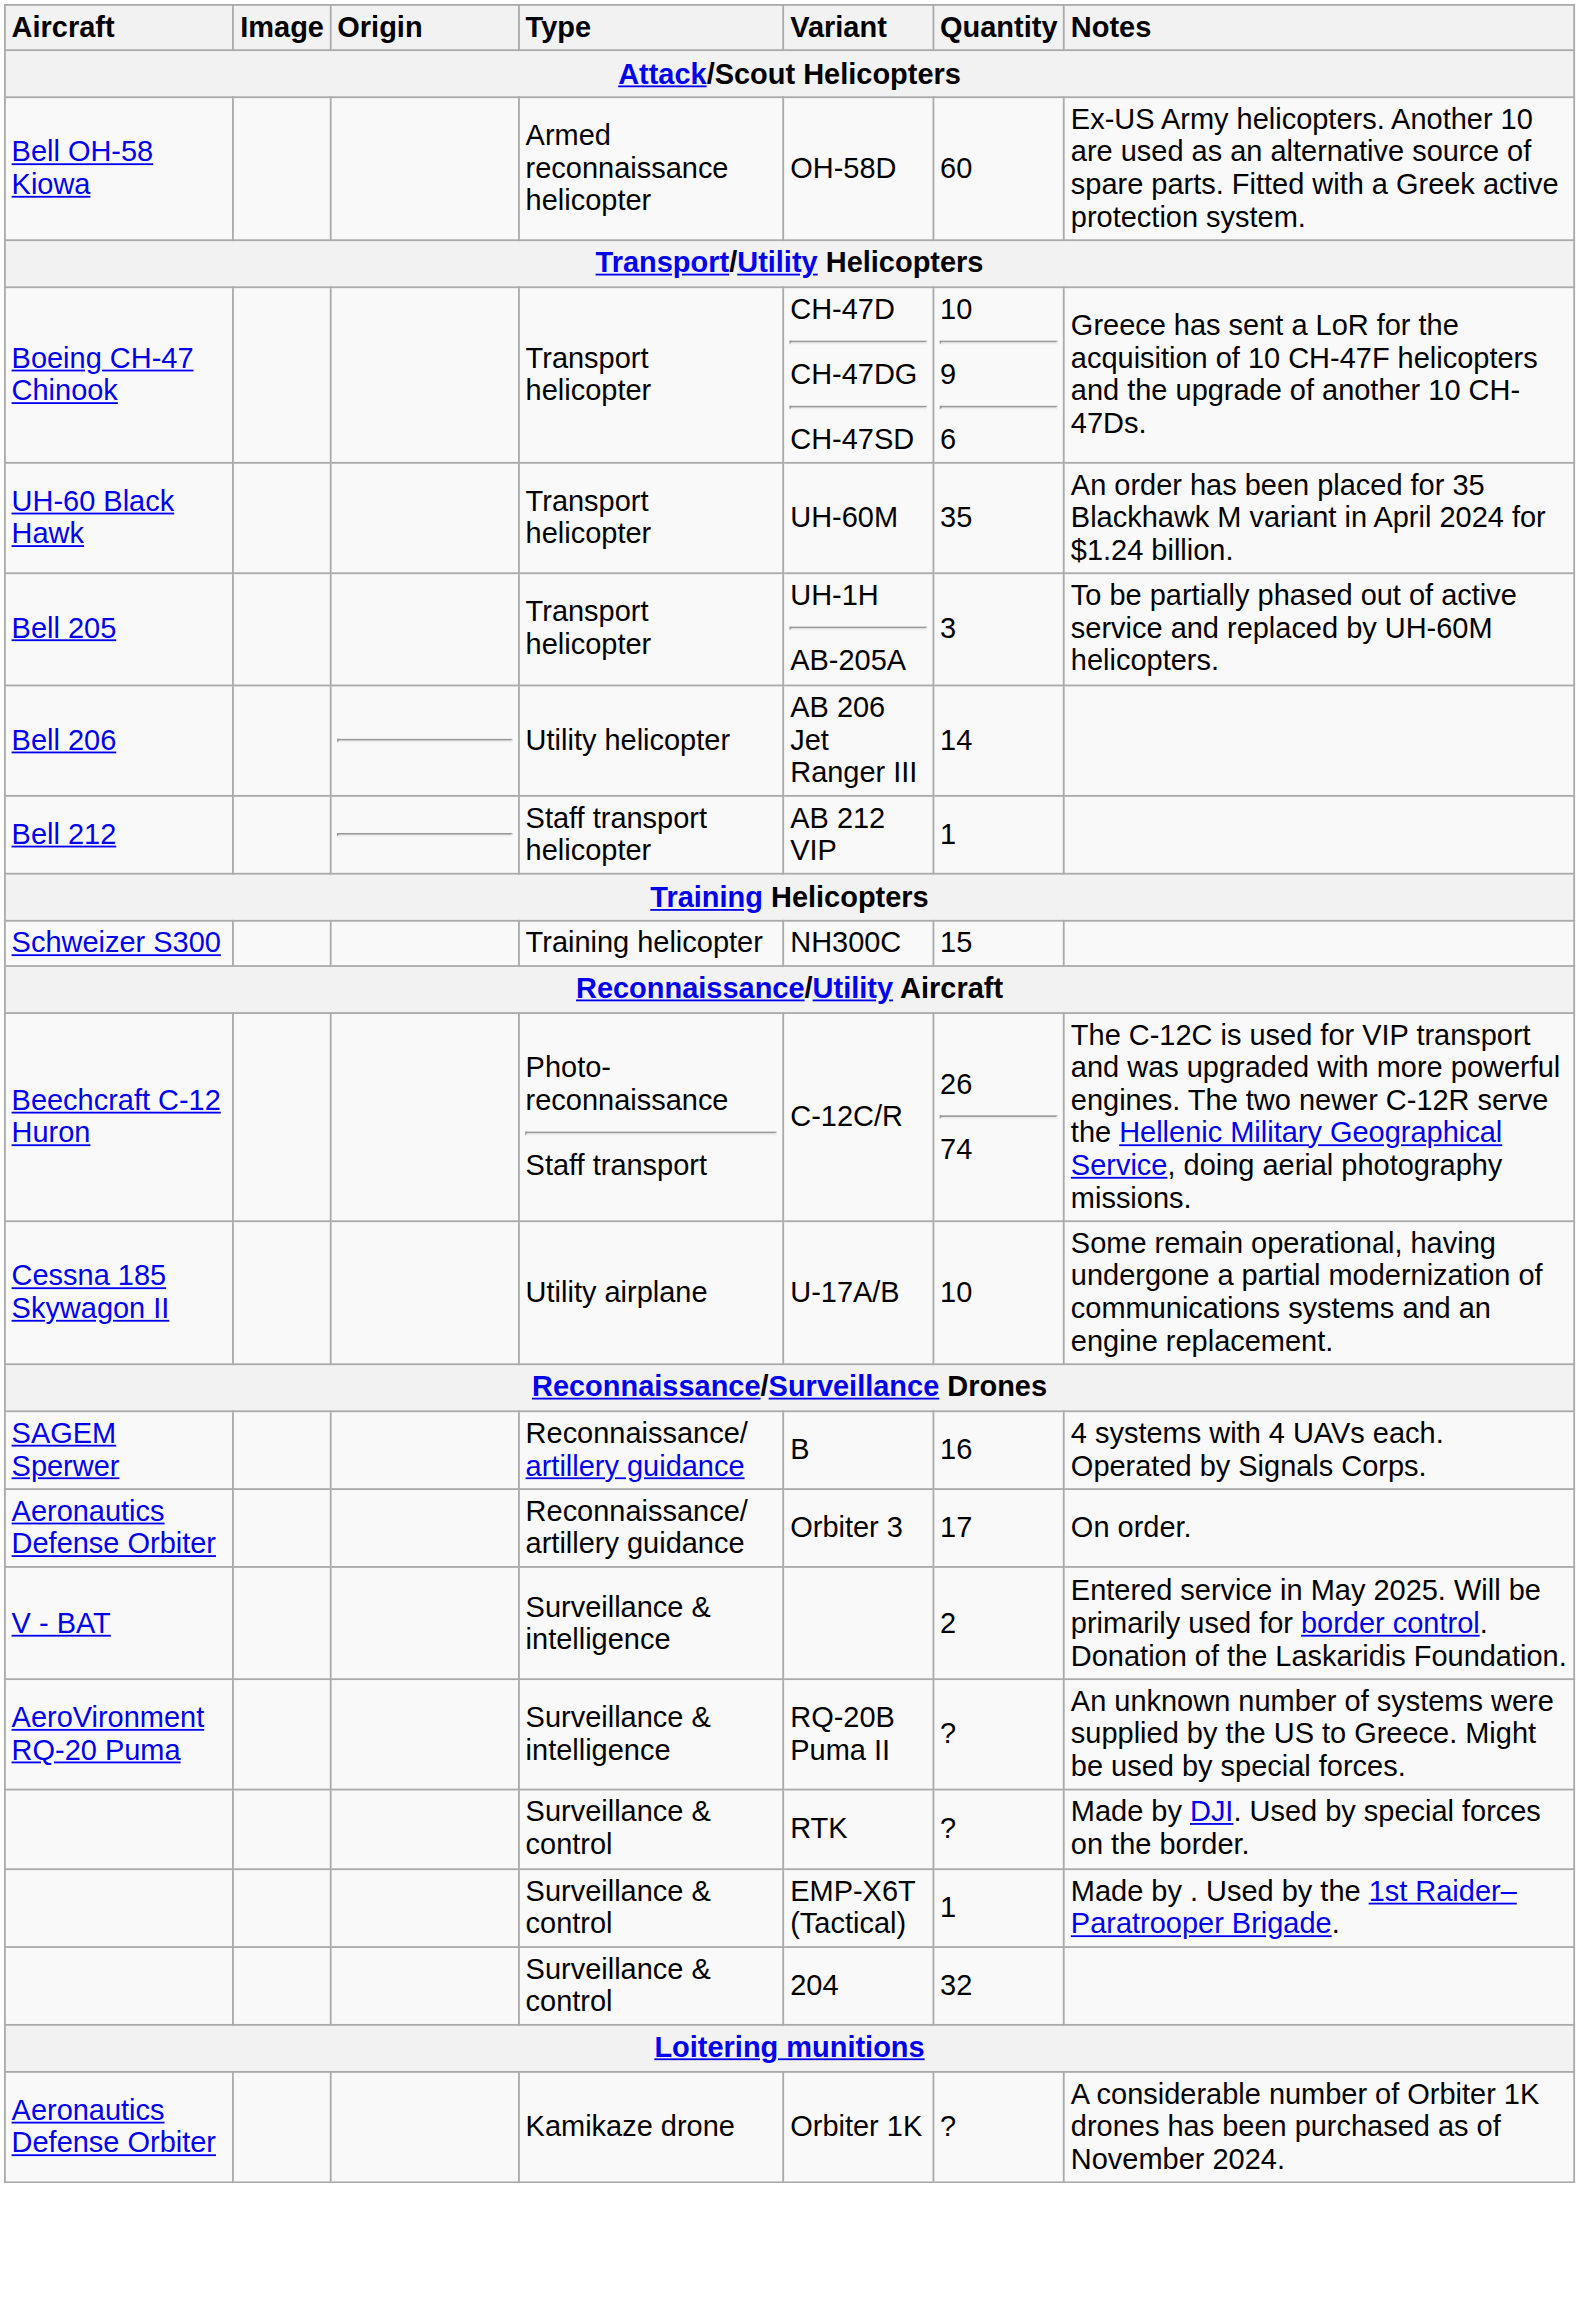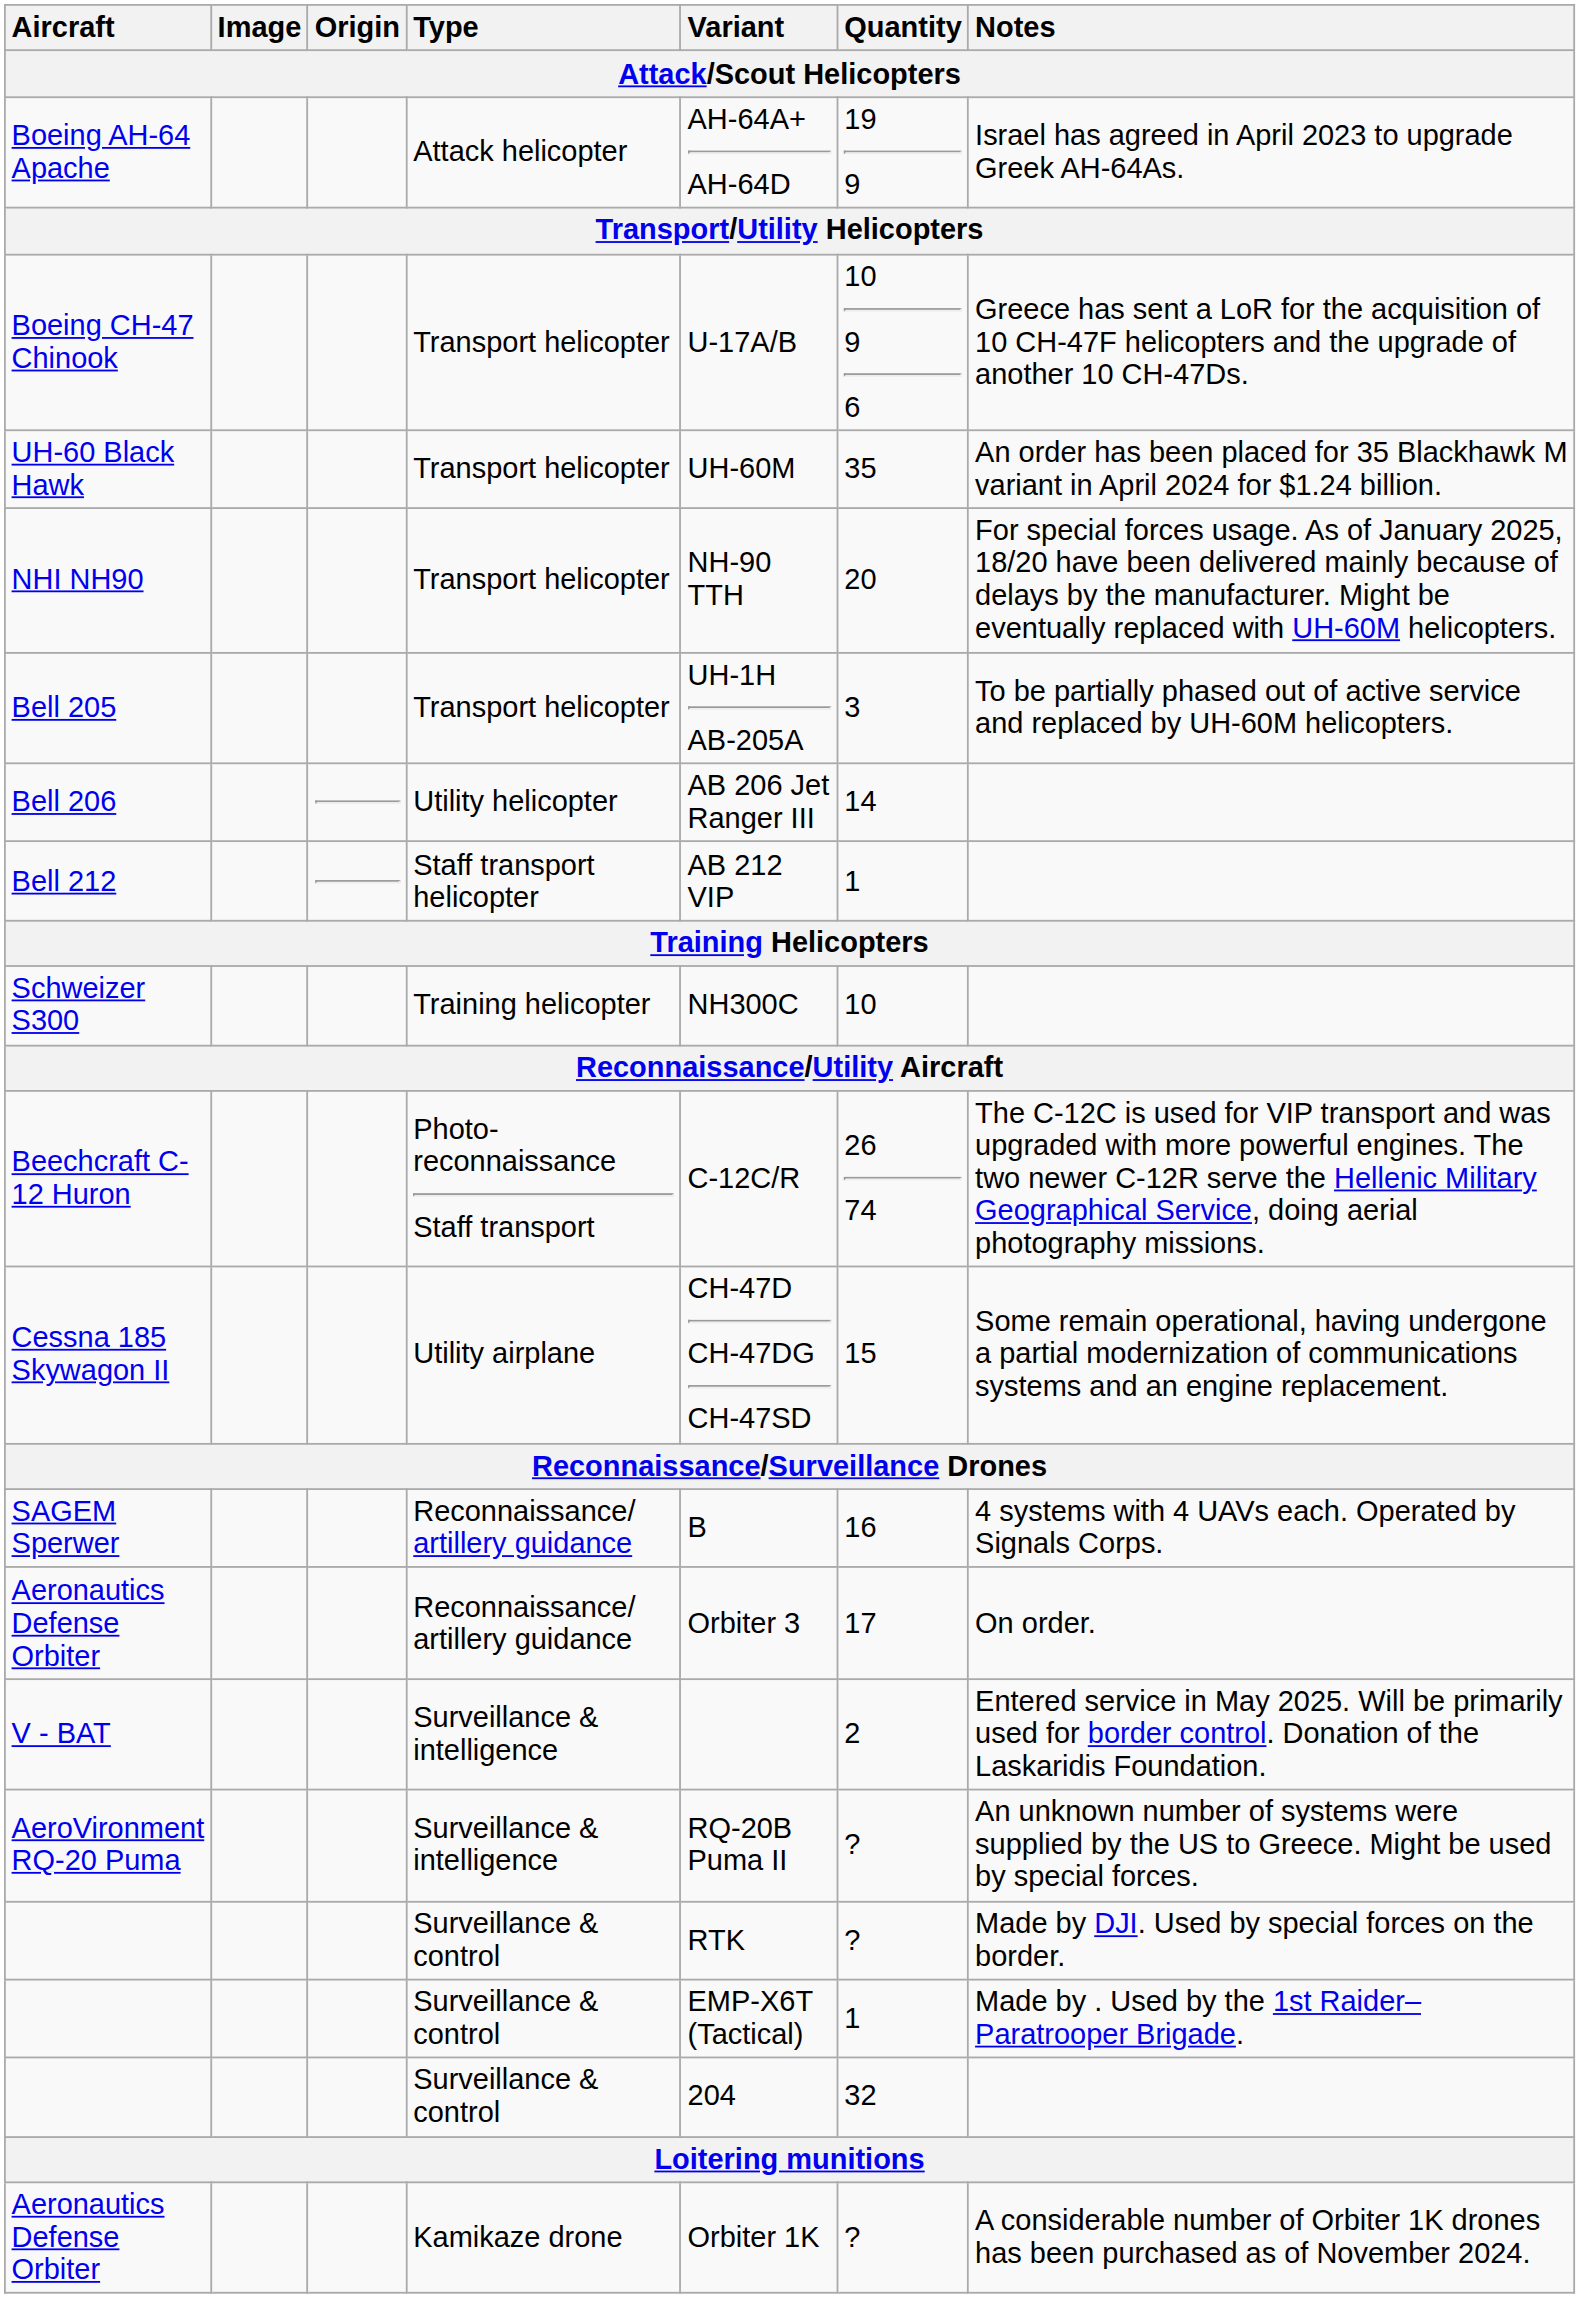+ row: (101, 151)
- row: (82, 168)
(858, 374) CH-47D CH-47DG CH-47SD -> (742, 341) U-17A/B
+ row: (78, 579)
(956, 942) 15 -> (860, 1005) 10
(845, 1292) U-17A/B -> (759, 1354) CH-47D CH-47DG CH-47SD
(956, 1292) 10 -> (860, 1354) 15
